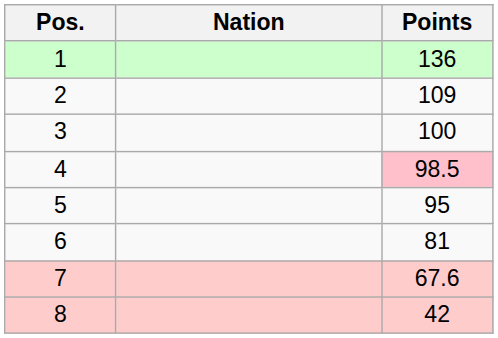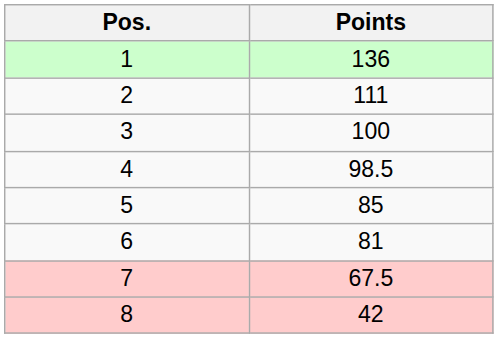- column: (249, 22)
(437, 95) 109 -> (371, 95) 111
(437, 168) pink background -> (371, 168) no background
(437, 205) 95 -> (371, 205) 85
(437, 278) 67.6 -> (371, 278) 67.5
